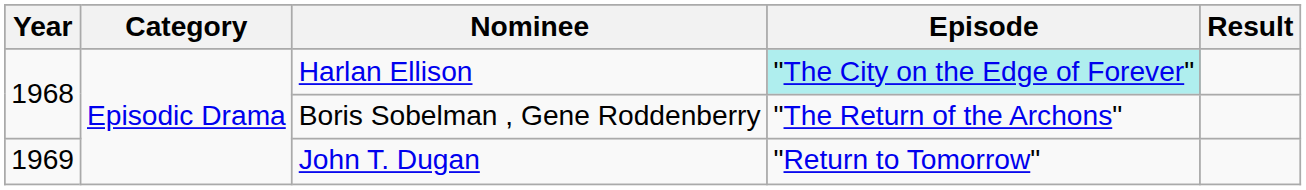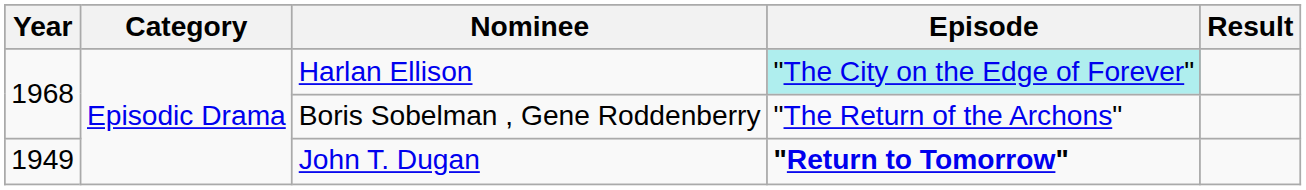(43, 160) 1969 -> (43, 160) 1949
(907, 160) normal -> (921, 160) bold
